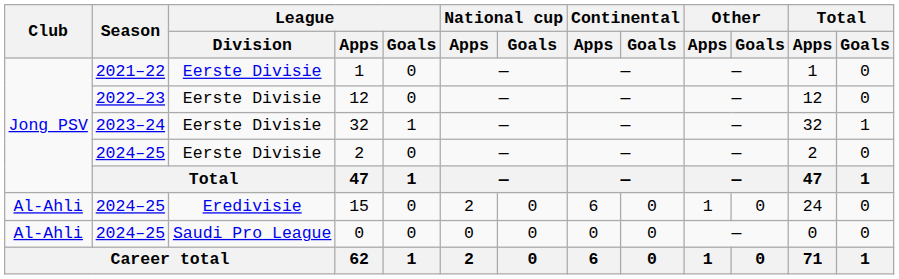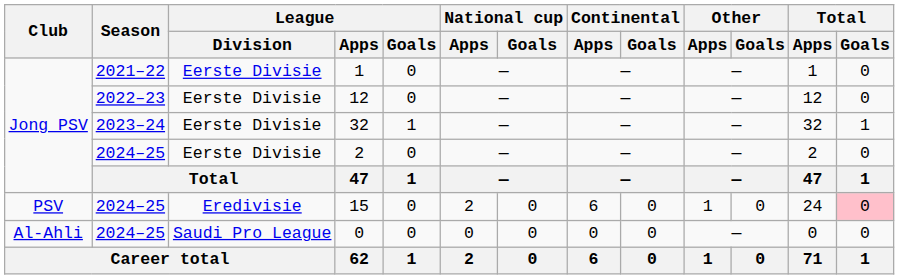(48, 206) Al-Ahli -> (48, 206) PSV
(865, 206) no background -> (865, 206) pink background
